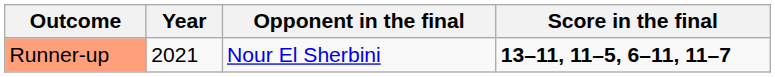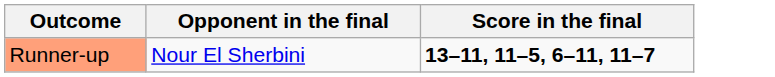- column: (184, 21)
